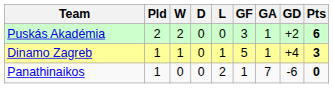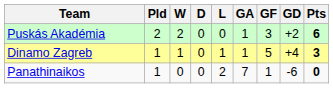columns swapped: (244, 14) <-> (268, 14)
